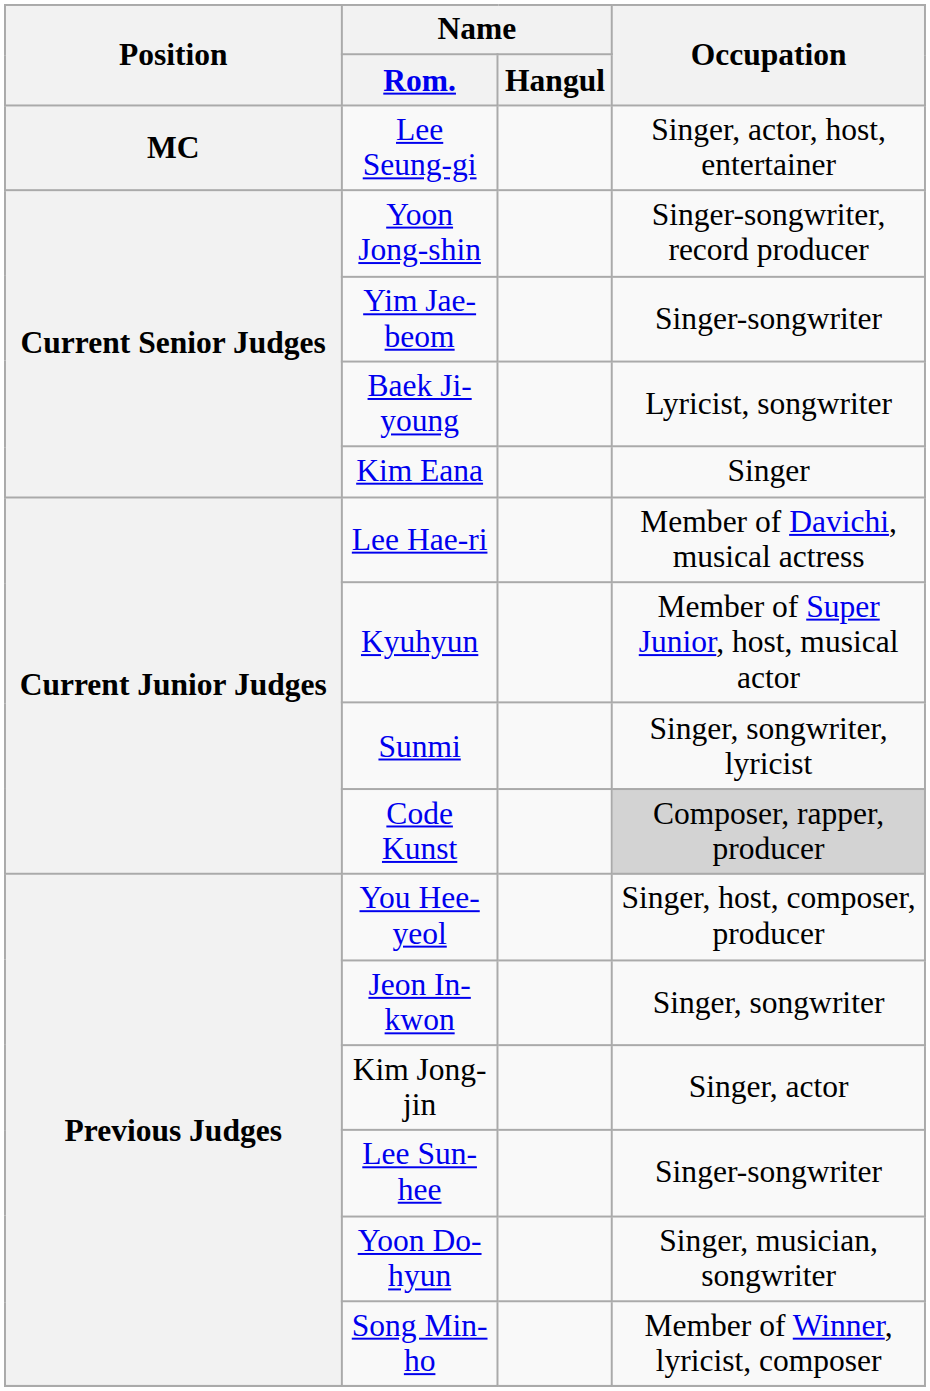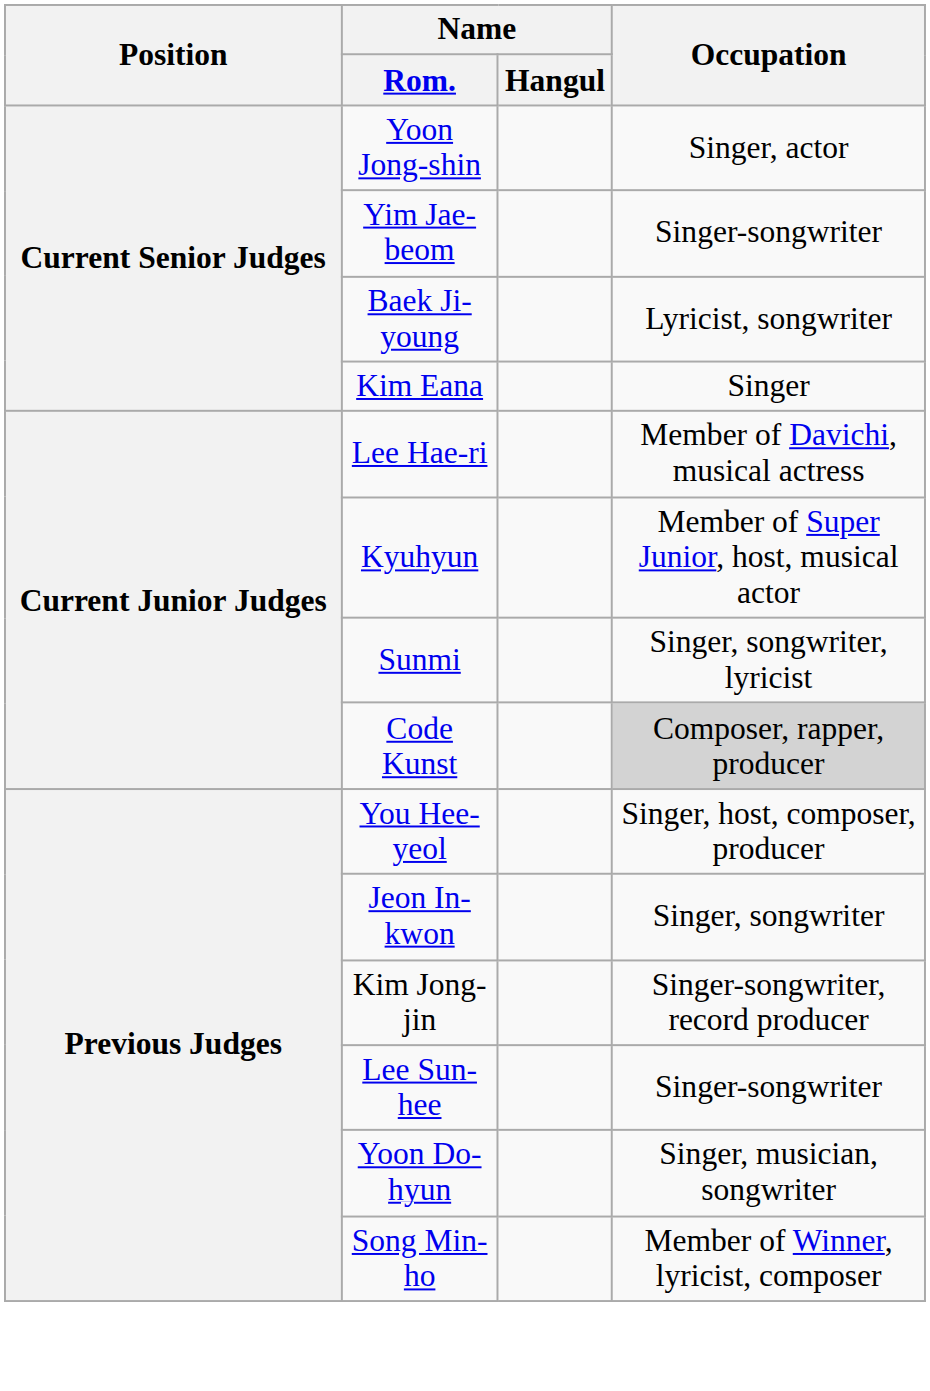- row: (420, 147)
(769, 232) Singer-songwriter, record producer -> (769, 147) Singer, actor
(769, 1087) Singer, actor -> (769, 1001) Singer-songwriter, record producer
